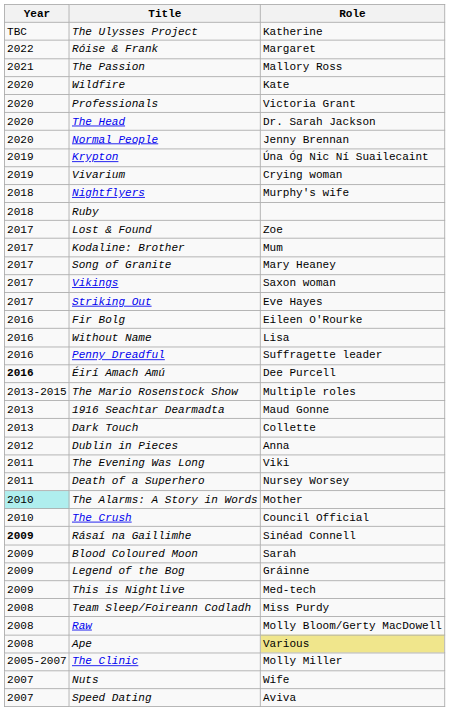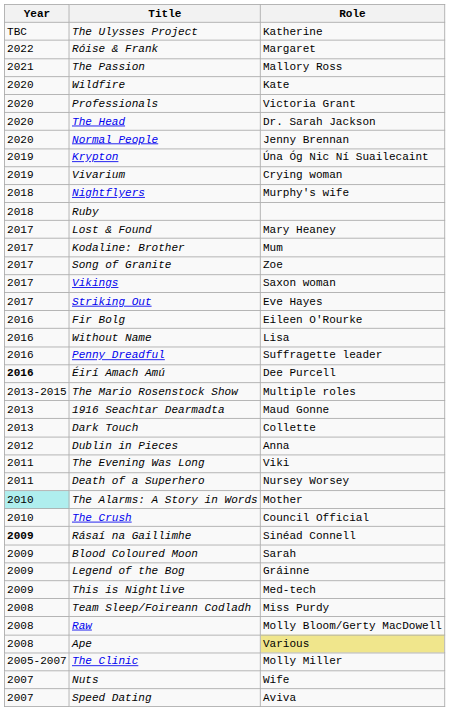(273, 230) Zoe -> (299, 230) Mary Heaney
(299, 266) Mary Heaney -> (273, 266) Zoe
